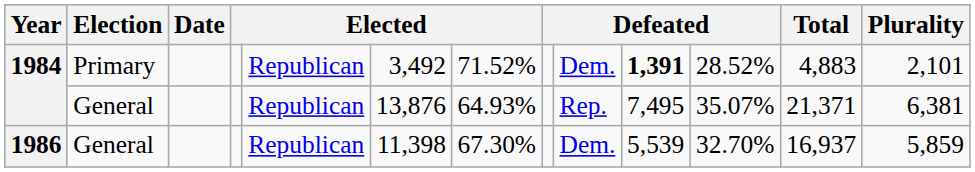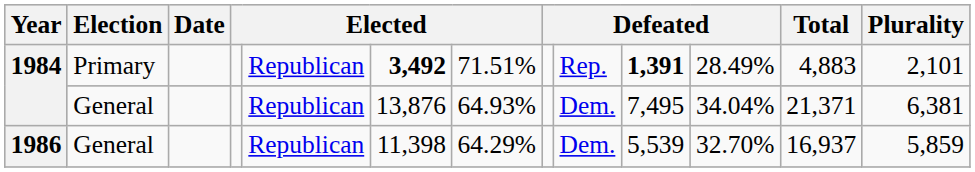(417, 65) normal -> (417, 65) bold
(497, 65) 71.52% -> (497, 65) 71.51%
(587, 65) Dem. -> (583, 65) Rep.
(735, 65) 28.52% -> (735, 65) 28.49%
(583, 105) Rep. -> (587, 105) Dem.
(735, 105) 35.07% -> (735, 105) 34.04%
(497, 145) 67.30% -> (497, 145) 64.29%
